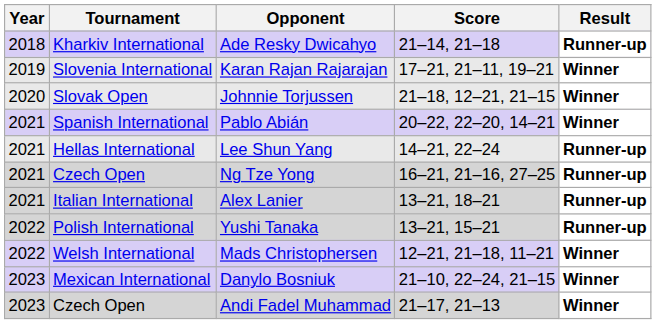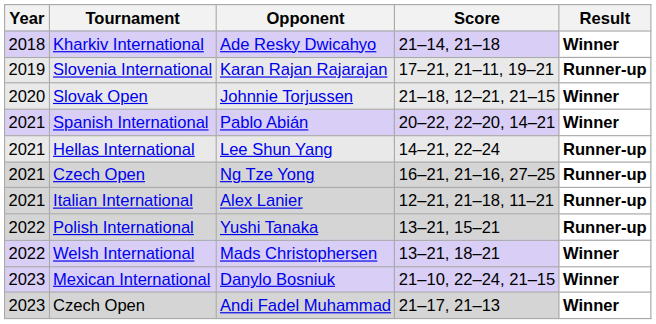(605, 44) Runner-up -> (591, 44) Winner
(591, 70) Winner -> (605, 70) Runner-up
(449, 201) 13–21, 18–21 -> (476, 201) 12–21, 21–18, 11–21
(476, 254) 12–21, 21–18, 11–21 -> (449, 254) 13–21, 18–21
